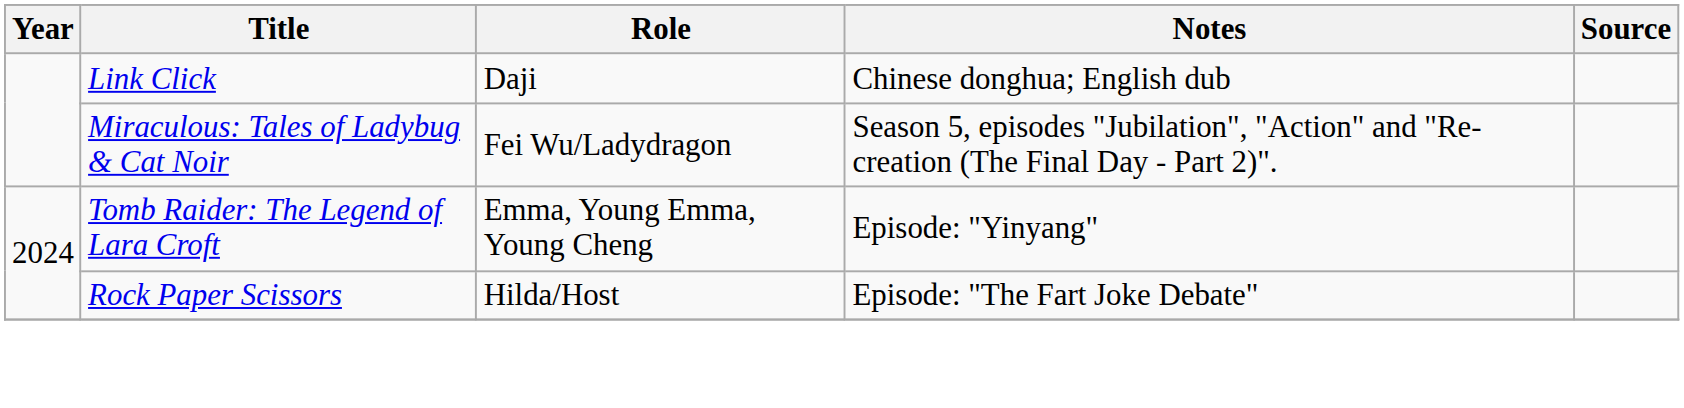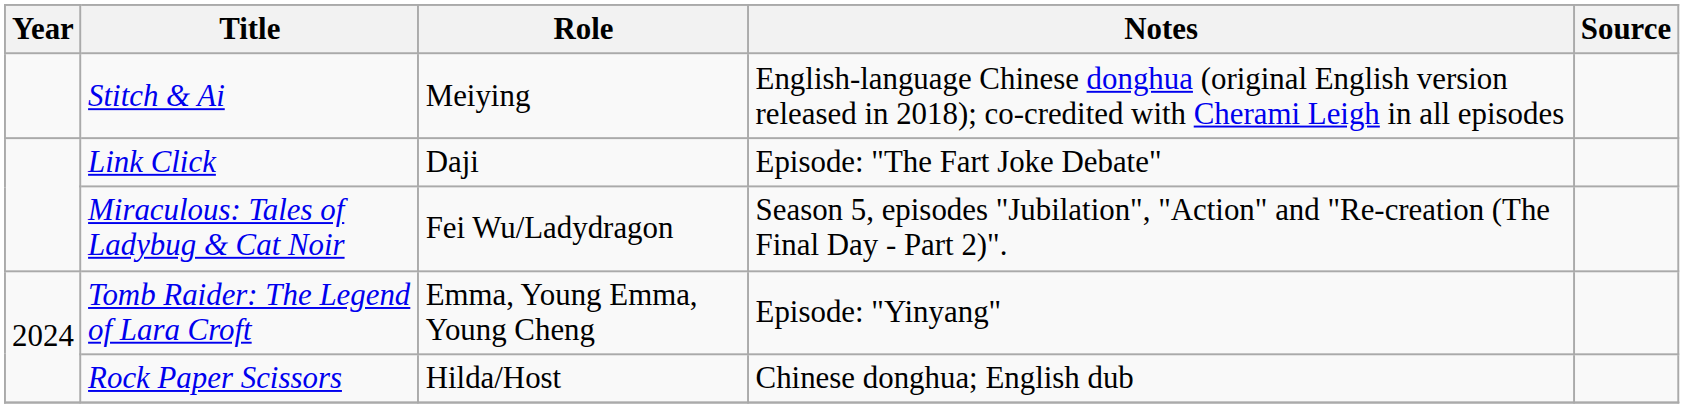+ row: (156, 95)
(1042, 77) Chinese donghua; English dub -> (959, 161) Episode: "The Fart Joke Debate"
(1055, 294) Episode: "The Fart Joke Debate" -> (945, 378) Chinese donghua; English dub
